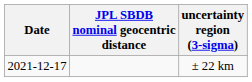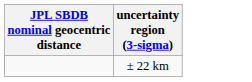- column: (37, 30)
